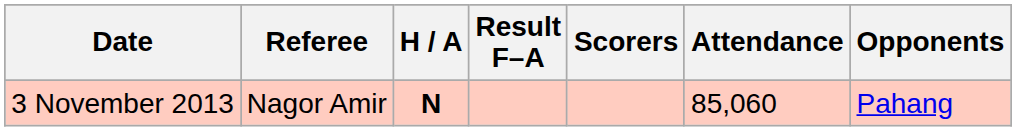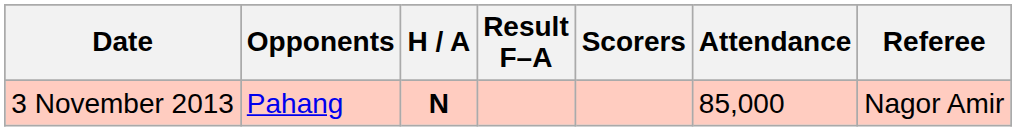columns swapped: (930, 42) <-> (317, 42)
(734, 102) 85,060 -> (742, 102) 85,000
